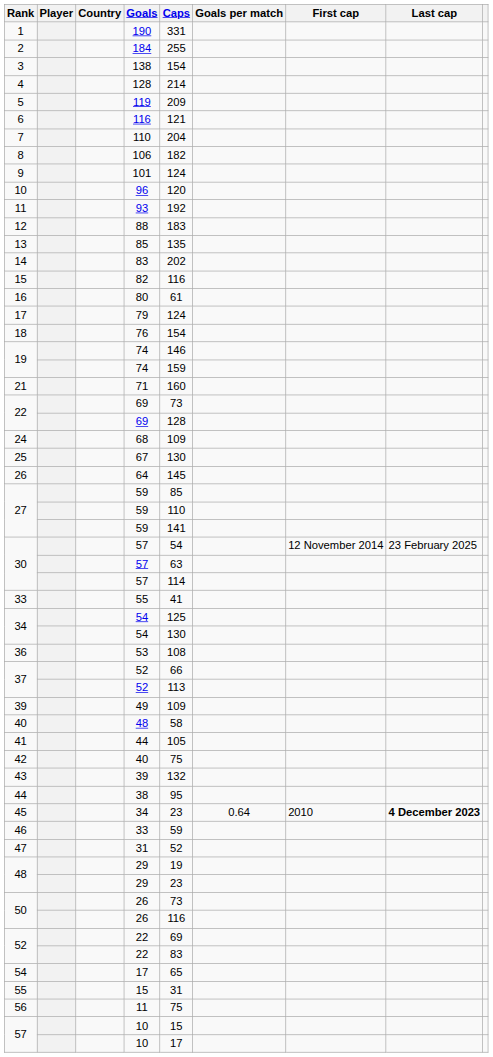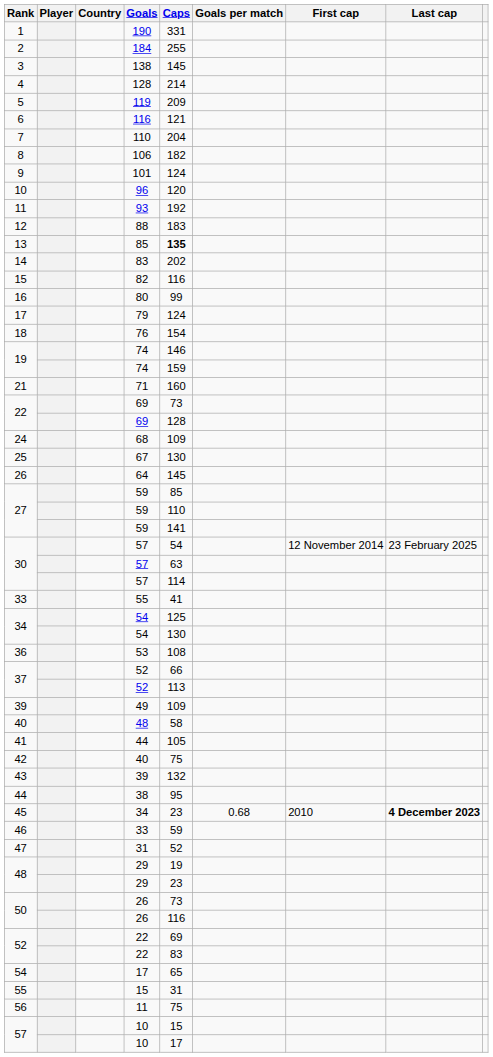(176, 66) 154 -> (176, 66) 145
(176, 244) normal -> (176, 244) bold
(176, 297) 61 -> (176, 297) 99
(239, 812) 0.64 -> (239, 812) 0.68
